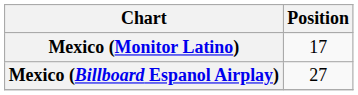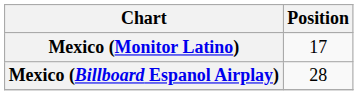(318, 75) 27 -> (318, 75) 28
